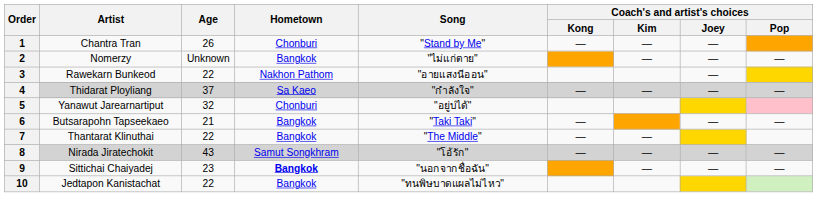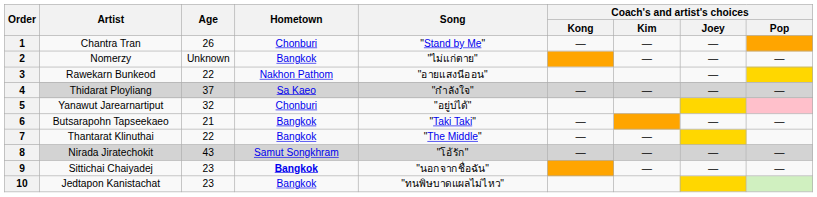(208, 184) 22 -> (208, 184) 23
